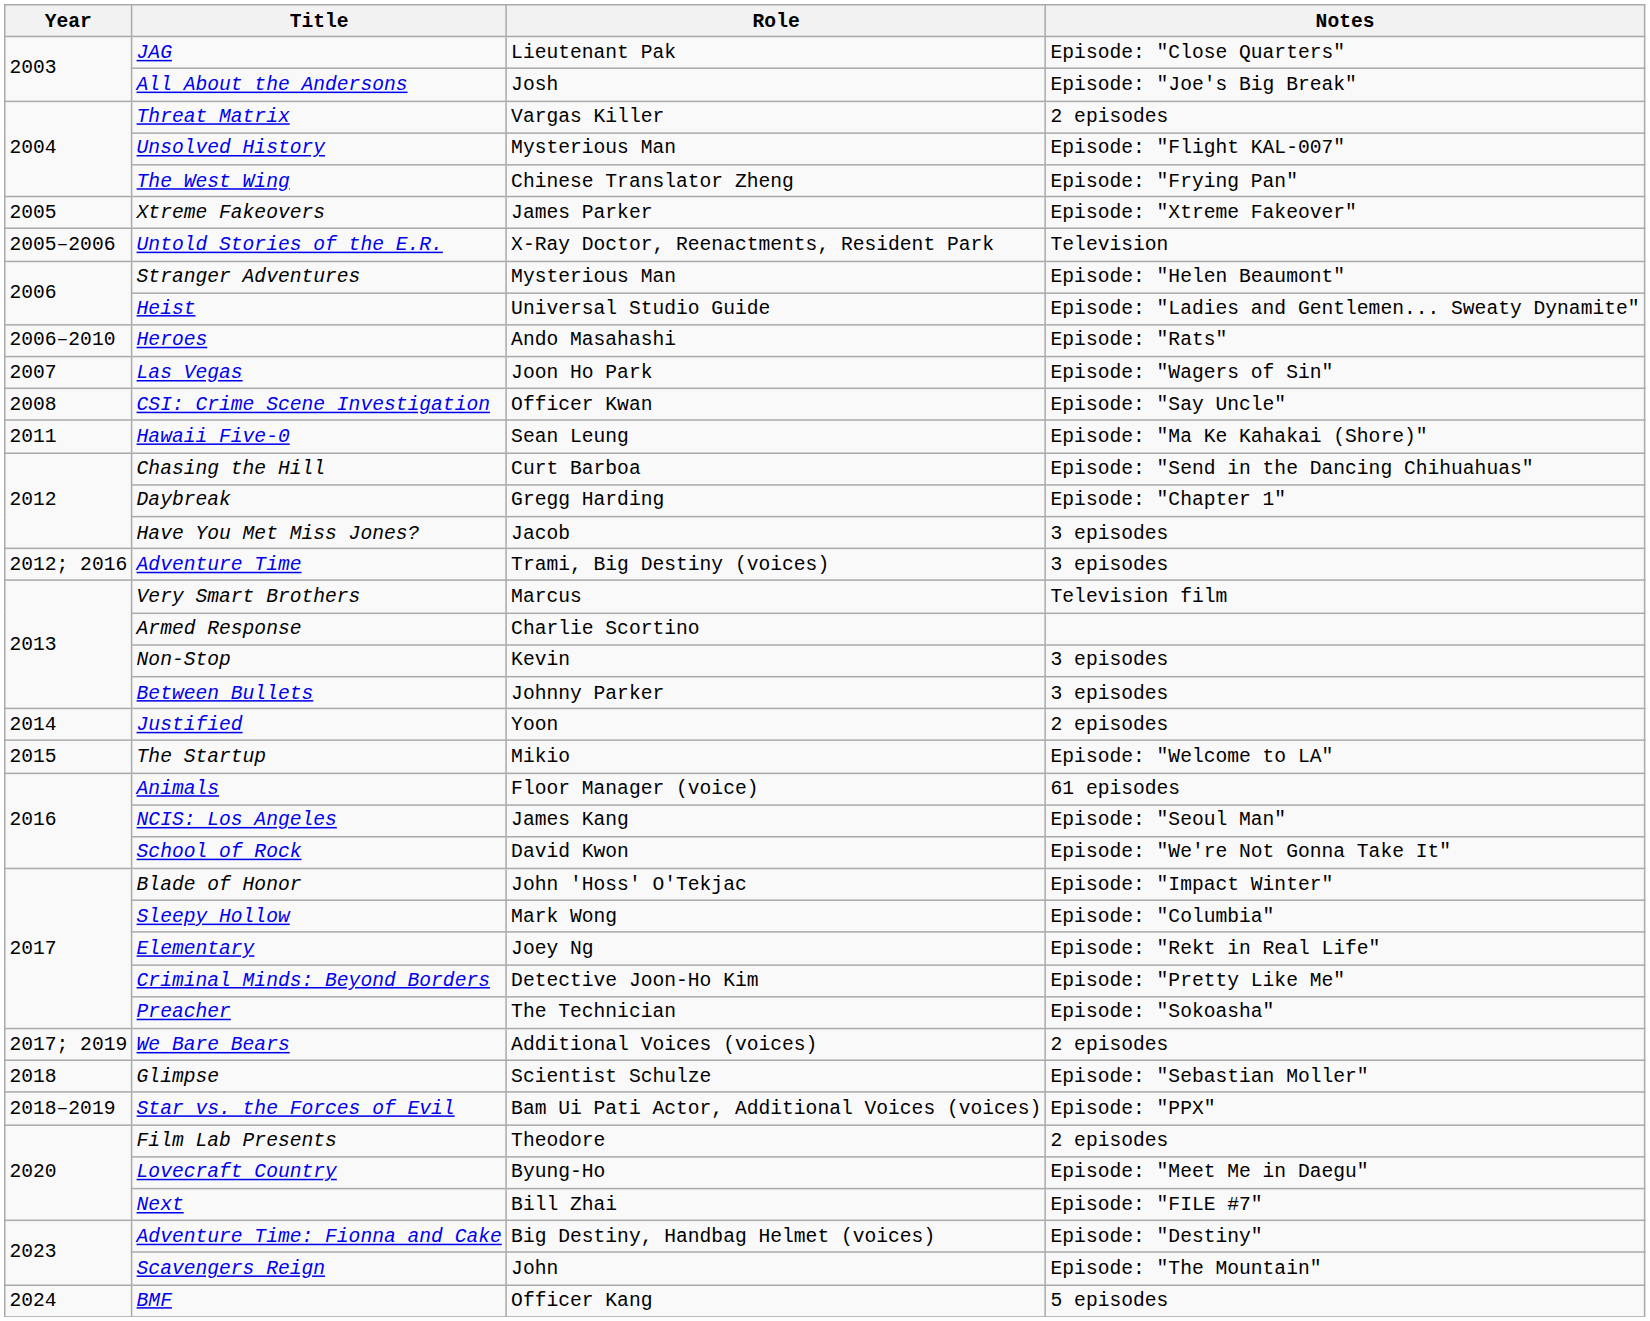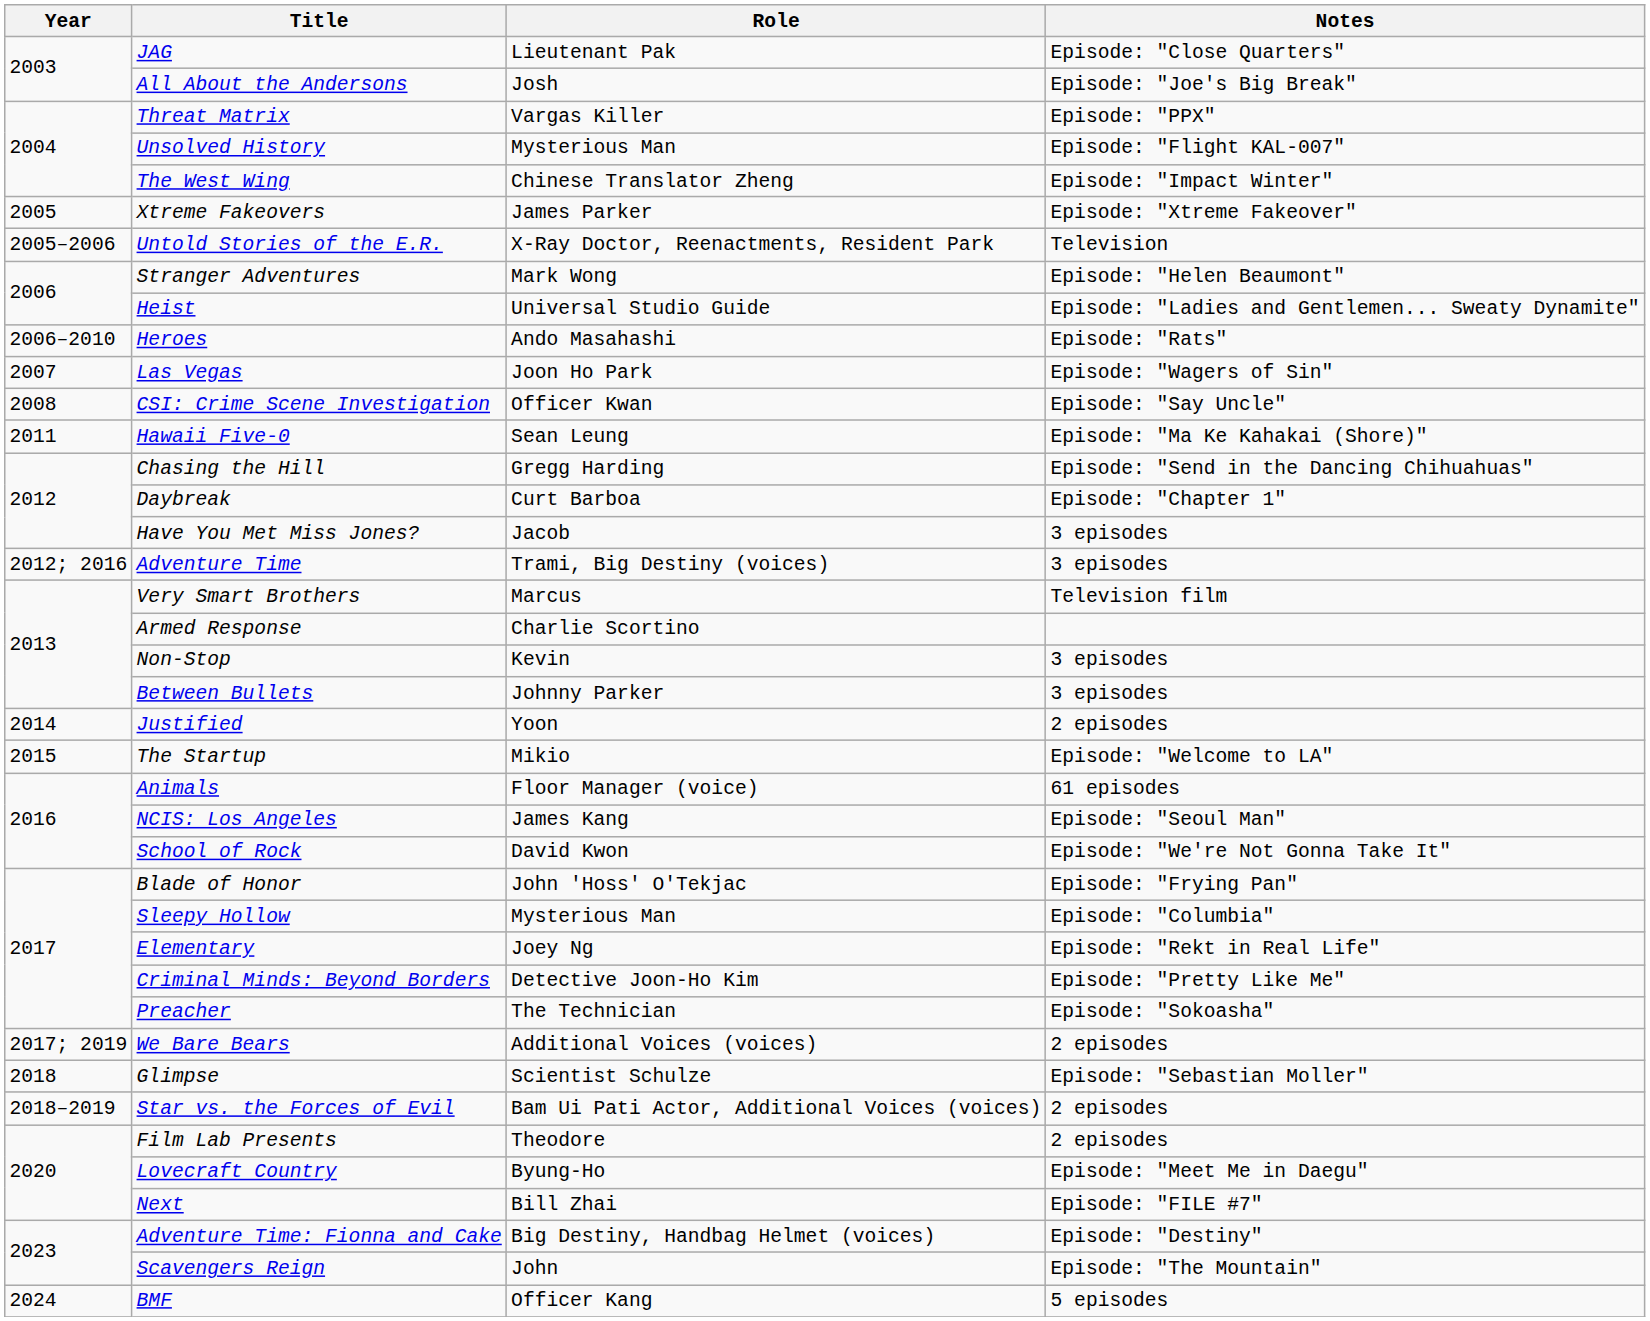(1109, 117) 2 episodes -> (1133, 117) Episode: "PPX"
(1174, 181) Episode: "Frying Pan" -> (1192, 181) Episode: "Impact Winter"
(594, 277) Mysterious Man -> (564, 277) Mark Wong
(576, 469) Curt Barboa -> (588, 469) Gregg Harding
(588, 501) Gregg Harding -> (576, 501) Curt Barboa
(1192, 885) Episode: "Impact Winter" -> (1174, 885) Episode: "Frying Pan"
(564, 917) Mark Wong -> (594, 917) Mysterious Man
(1133, 1109) Episode: "PPX" -> (1109, 1109) 2 episodes
